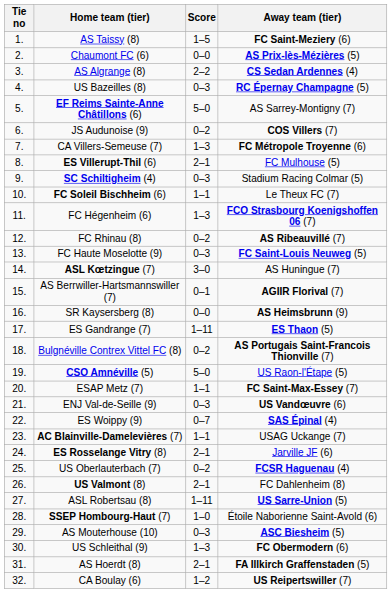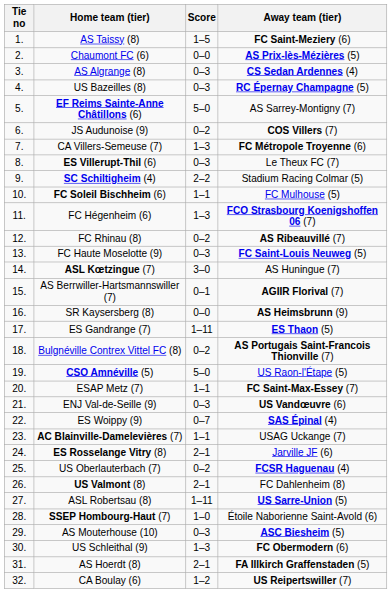(202, 71) 2–2 -> (202, 71) 0–3
(202, 163) 2–1 -> (202, 163) 0–3
(302, 163) FC Mulhouse (5) -> (302, 163) Le Theux FC (7)
(202, 179) 0–3 -> (202, 179) 2–2
(302, 195) Le Theux FC (7) -> (302, 195) FC Mulhouse (5)
